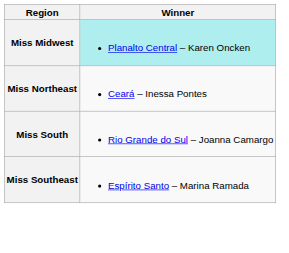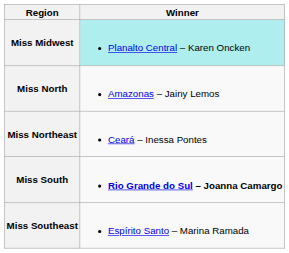+ row: (42, 88)
(178, 140) normal -> (182, 185) bold
